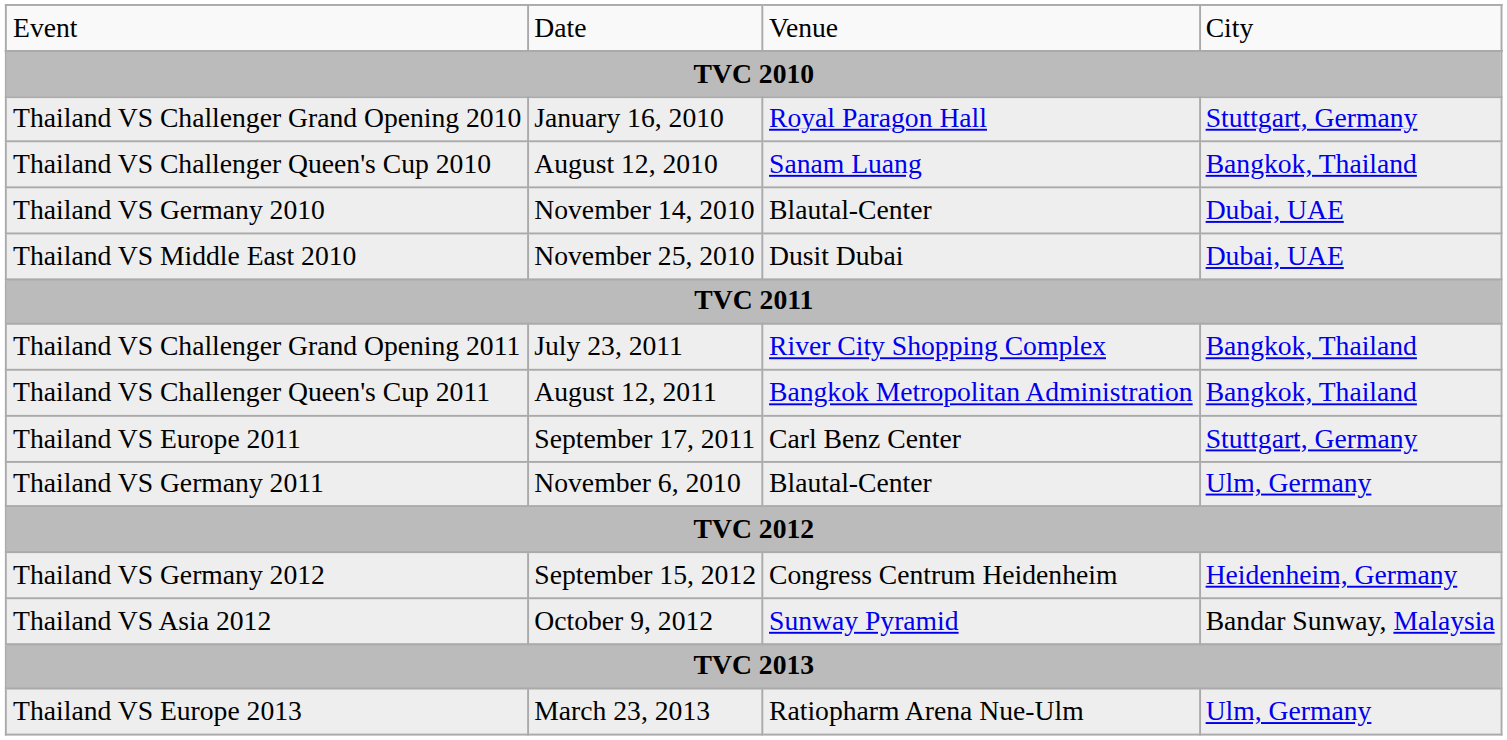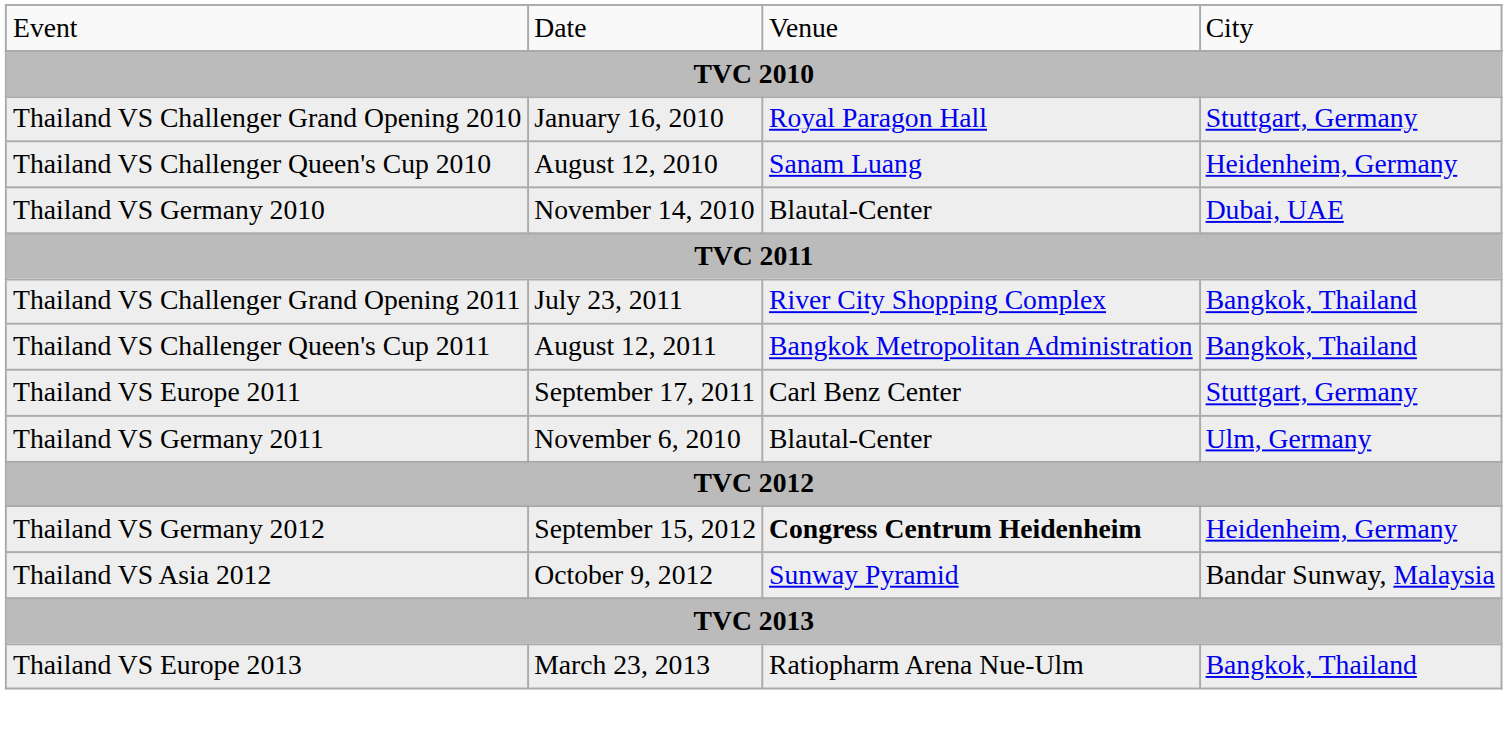(1311, 164) Bangkok, Thailand -> (1331, 164) Heidenheim, Germany
- row: (185, 255)
(943, 574) normal -> (955, 529) bold
(1289, 711) Ulm, Germany -> (1311, 666) Bangkok, Thailand
